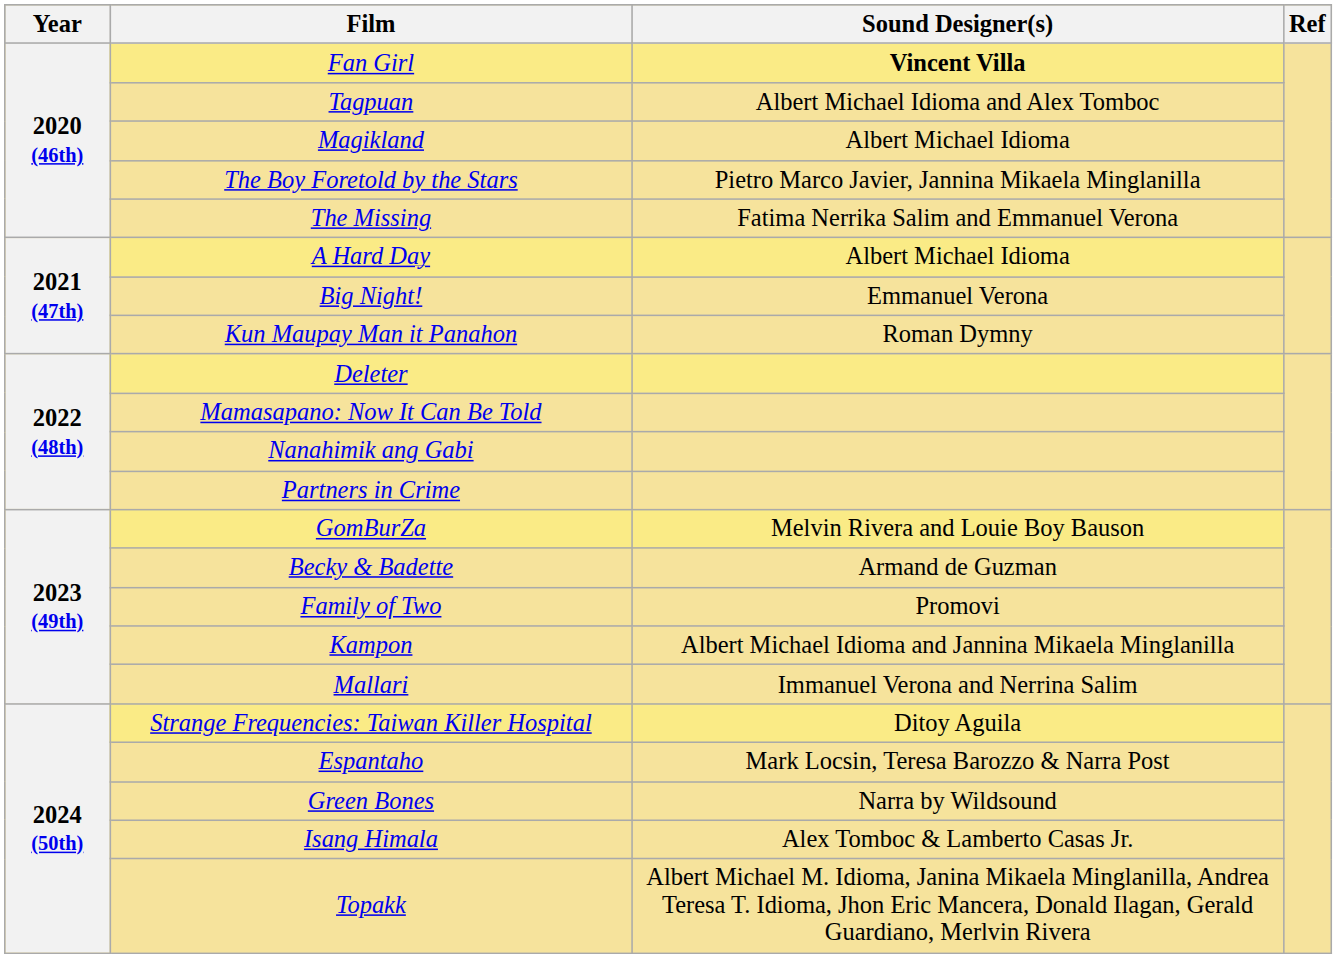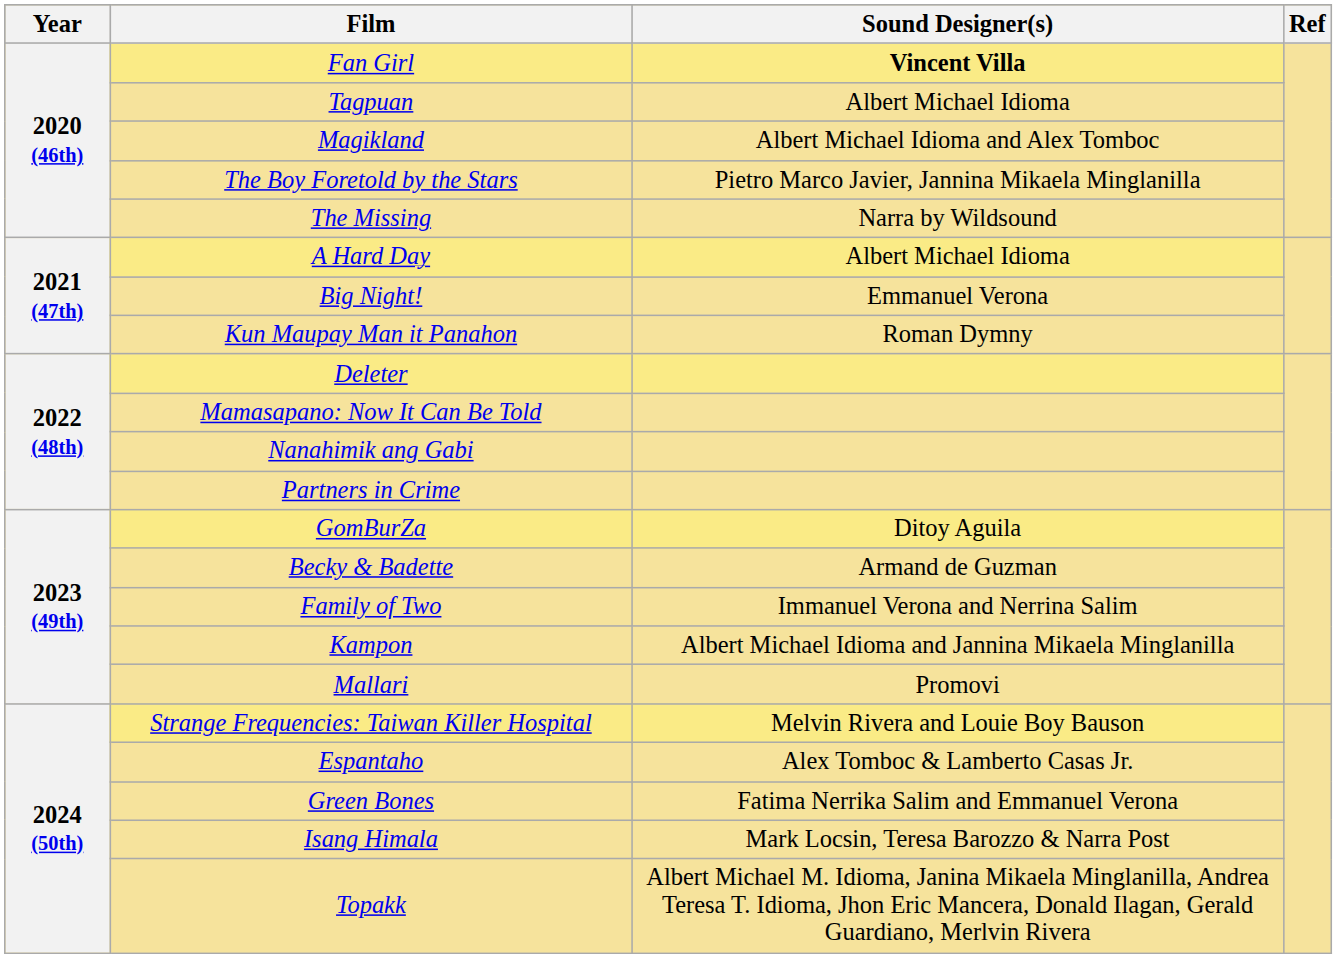(958, 101) Albert Michael Idioma and Alex Tomboc -> (958, 101) Albert Michael Idioma
(958, 140) Albert Michael Idioma -> (958, 140) Albert Michael Idioma and Alex Tomboc
(958, 218) Fatima Nerrika Salim and Emmanuel Verona -> (958, 218) Narra by Wildsound
(958, 528) Melvin Rivera and Louie Boy Bauson -> (958, 528) Ditoy Aguila
(958, 606) Promovi -> (958, 606) Immanuel Verona and Nerrina Salim
(958, 683) Immanuel Verona and Nerrina Salim -> (958, 683) Promovi
(958, 722) Ditoy Aguila -> (958, 722) Melvin Rivera and Louie Boy Bauson
(958, 761) Mark Locsin, Teresa Barozzo & Narra Post -> (958, 761) Alex Tomboc & Lamberto Casas Jr.
(958, 800) Narra by Wildsound -> (958, 800) Fatima Nerrika Salim and Emmanuel Verona
(958, 839) Alex Tomboc & Lamberto Casas Jr. -> (958, 839) Mark Locsin, Teresa Barozzo & Narra Post
